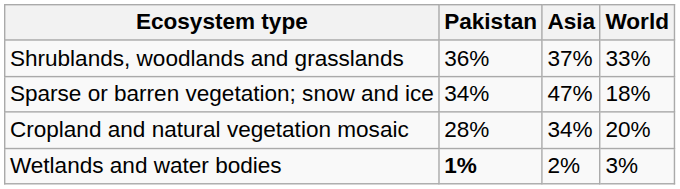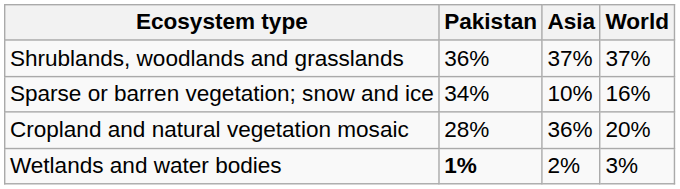(628, 58) 33% -> (628, 58) 37%
(570, 93) 47% -> (570, 93) 10%
(628, 93) 18% -> (628, 93) 16%
(570, 129) 34% -> (570, 129) 36%
